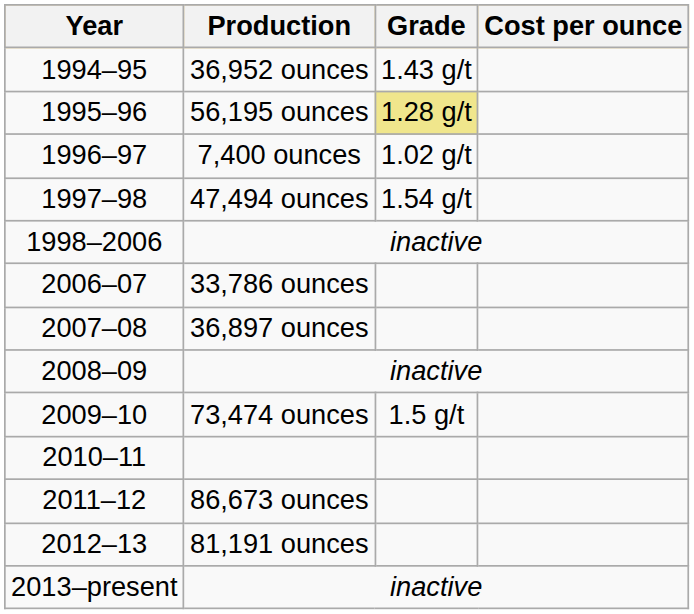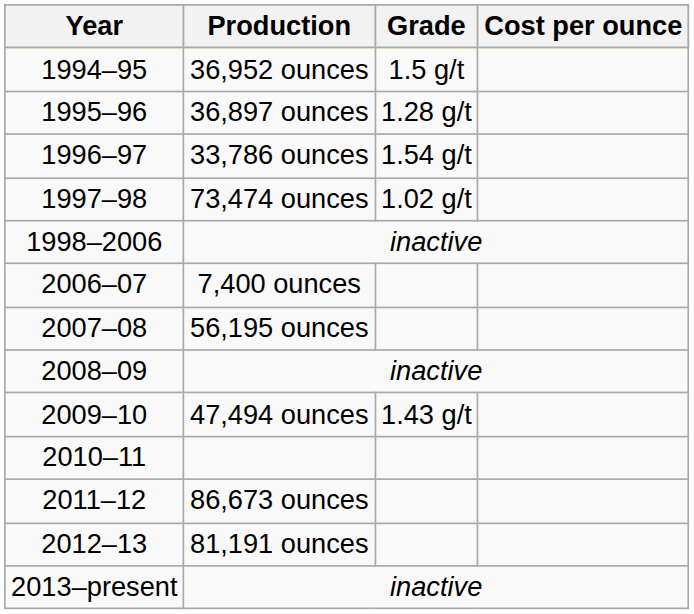(426, 69) 1.43 g/t -> (426, 69) 1.5 g/t
(279, 112) 56,195 ounces -> (279, 112) 36,897 ounces
(426, 112) khaki background -> (426, 112) no background
(279, 155) 7,400 ounces -> (279, 155) 33,786 ounces
(426, 155) 1.02 g/t -> (426, 155) 1.54 g/t
(279, 198) 47,494 ounces -> (279, 198) 73,474 ounces
(426, 198) 1.54 g/t -> (426, 198) 1.02 g/t
(279, 284) 33,786 ounces -> (279, 284) 7,400 ounces
(279, 328) 36,897 ounces -> (279, 328) 56,195 ounces
(279, 414) 73,474 ounces -> (279, 414) 47,494 ounces
(426, 414) 1.5 g/t -> (426, 414) 1.43 g/t
